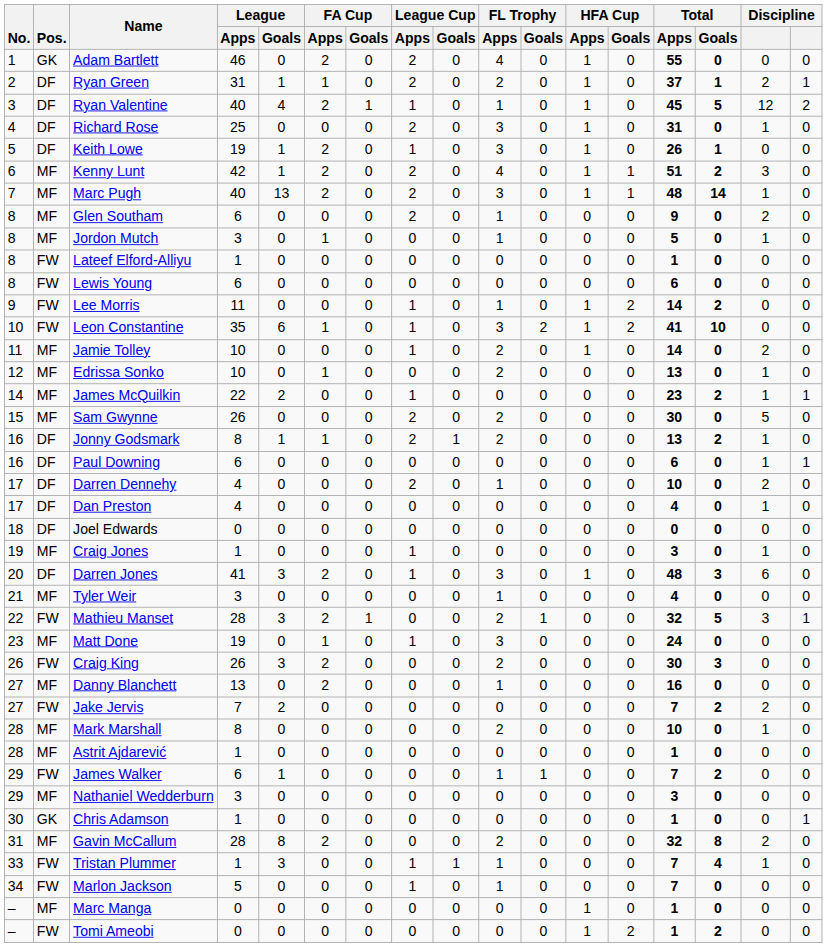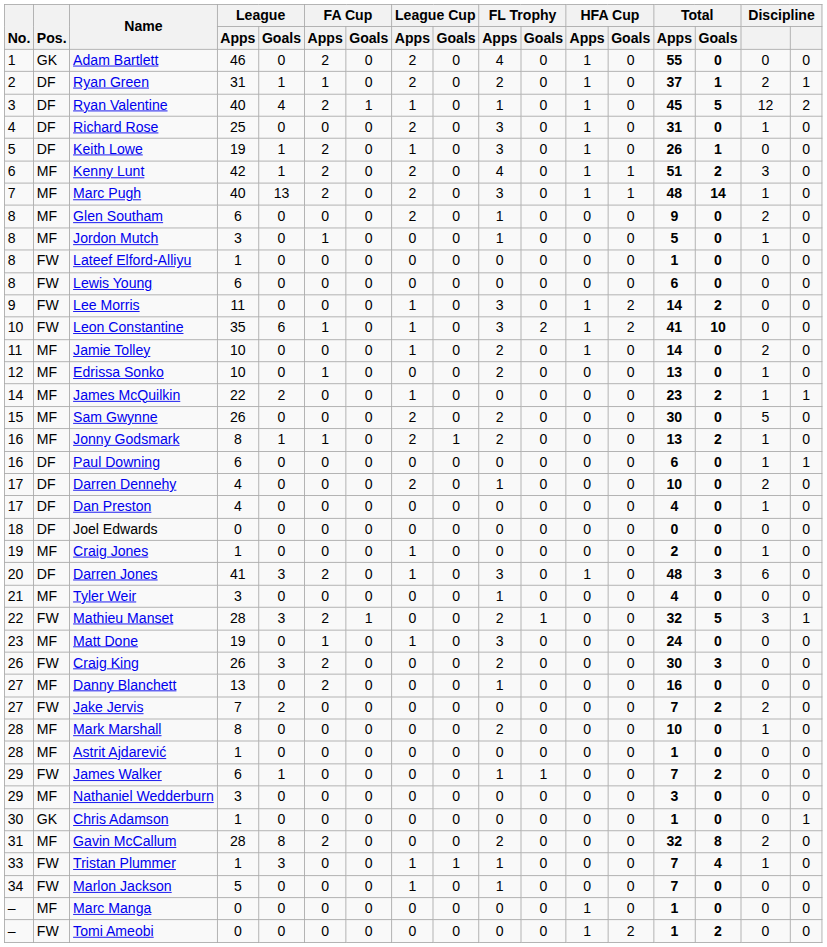(500, 305) 1 -> (500, 305) 3
(46, 439) DF -> (47, 439) MF
(674, 551) 3 -> (674, 551) 2
